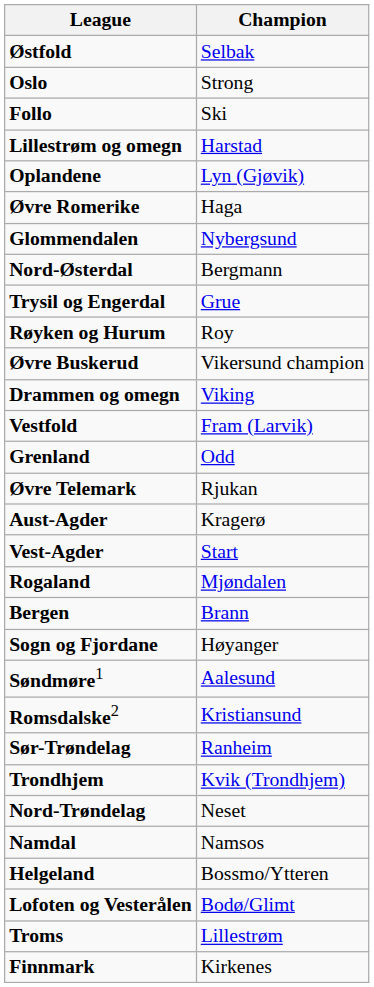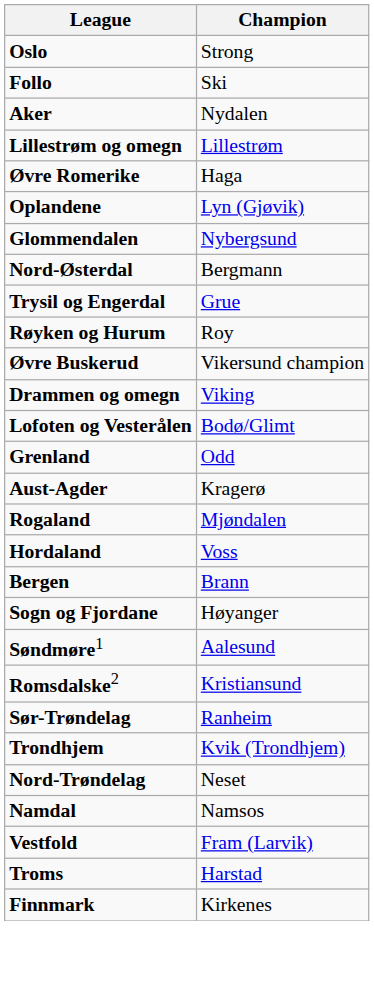- row: (40, 51)
+ row: (30, 113)
(231, 144) Harstad -> (242, 144) Lillestrøm
rows swapped: (74, 207) <-> (55, 176)
rows swapped: (43, 425) <-> (100, 904)
- row: (73, 488)
- row: (56, 550)
+ row: (55, 550)
- row: (52, 873)
(242, 935) Lillestrøm -> (231, 873) Harstad
